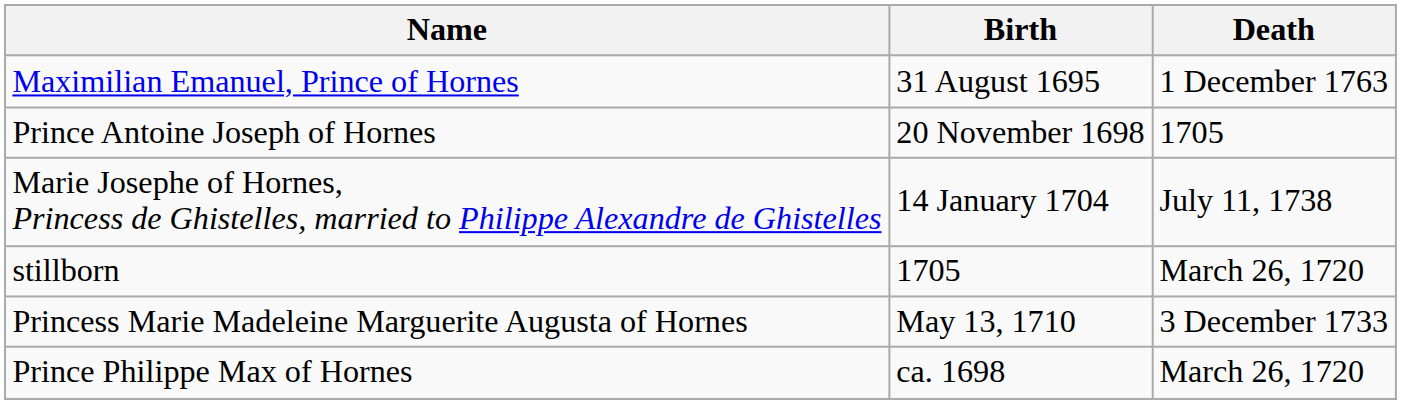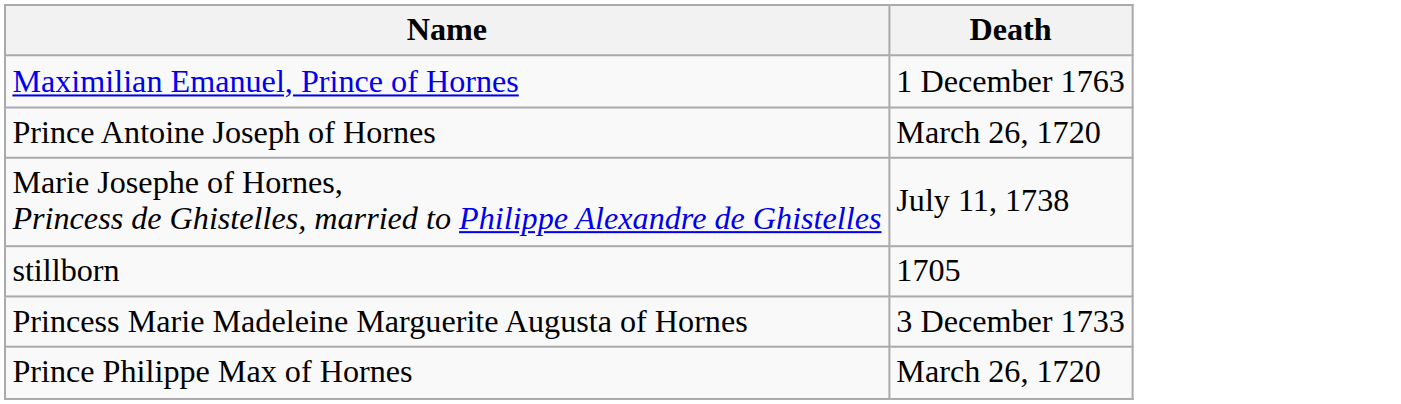- column: (1020, 30)
(1192, 132) 1705 -> (999, 132) March 26, 1720
(1262, 270) March 26, 1720 -> (928, 270) 1705
